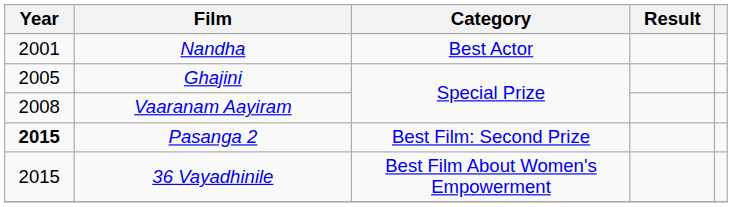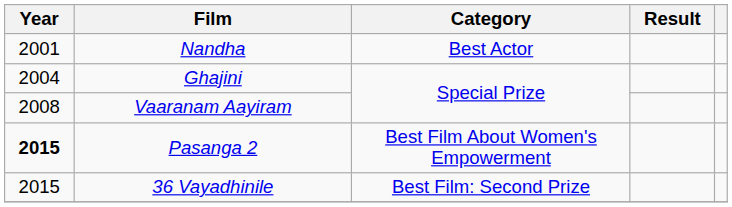(39, 78) 2005 -> (39, 78) 2004
(491, 136) Best Film: Second Prize -> (491, 147) Best Film About Women's Empowerment
(491, 176) Best Film About Women's Empowerment -> (491, 187) Best Film: Second Prize
